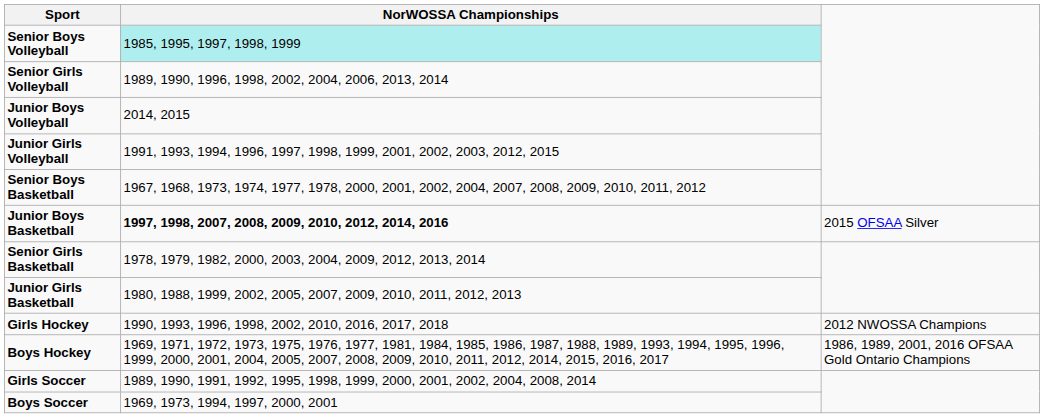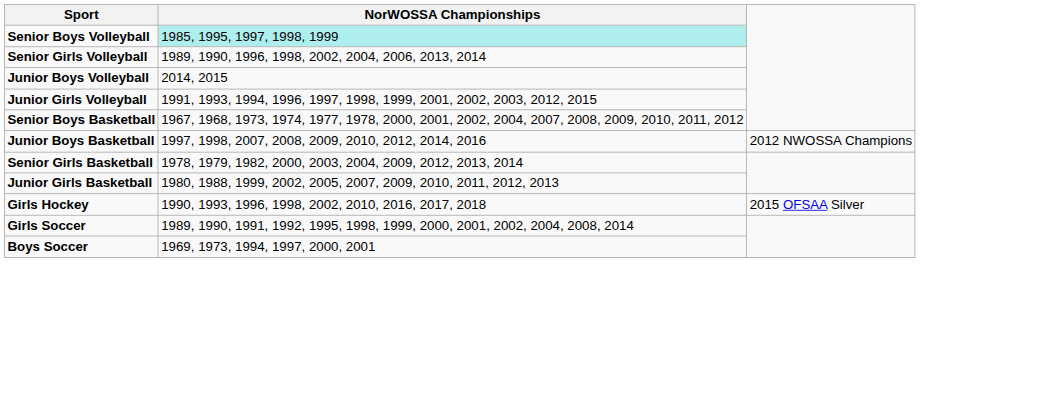(286, 223) bold -> (324, 141) normal
(881, 223) 2015 OFSAA Silver -> (831, 141) 2012 NWOSSA Champions
(905, 324) 2012 NWOSSA Champions -> (807, 204) 2015 OFSAA Silver
- row: (49, 352)
